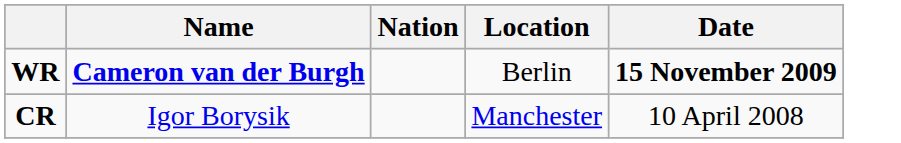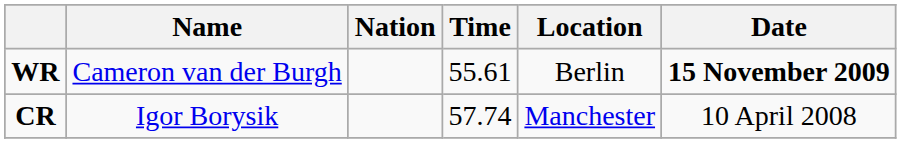+ column: (480, 26)
(219, 71) bold -> (207, 71) normal
